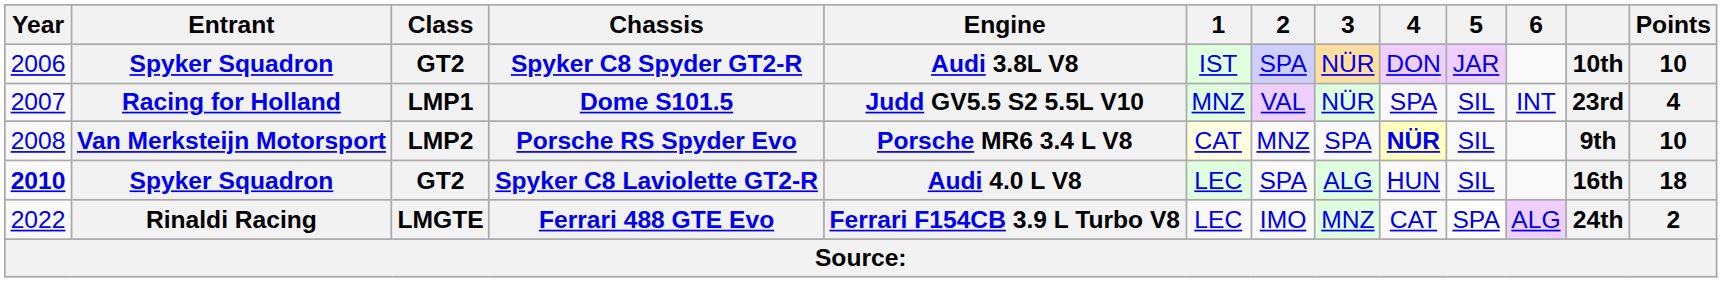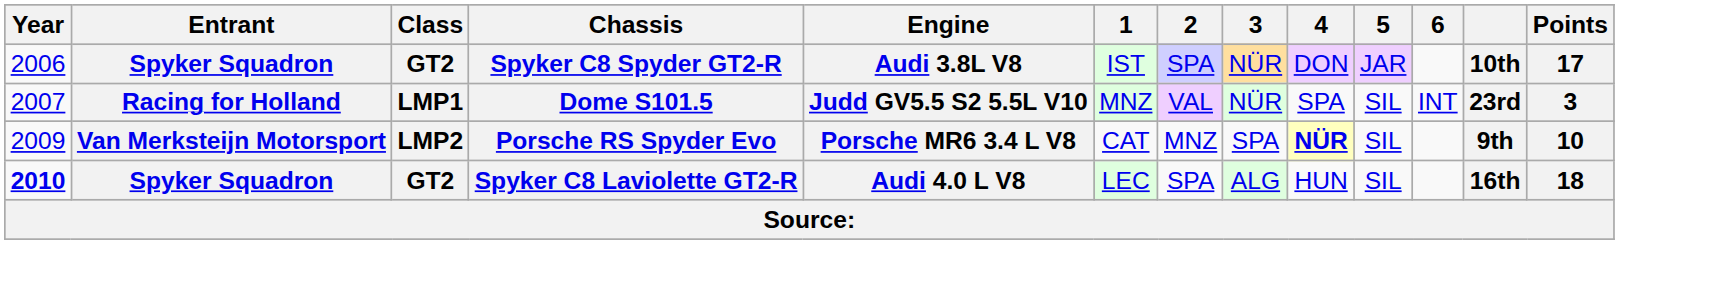(1673, 64) 10 -> (1570, 64) 17
(1673, 103) 4 -> (1570, 103) 3
(38, 141) 2008 -> (38, 141) 2009
(1218, 141) lightyellow background -> (1126, 141) no background
- row: (657, 219)
